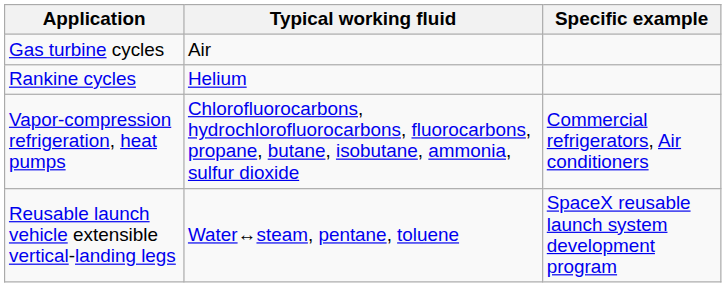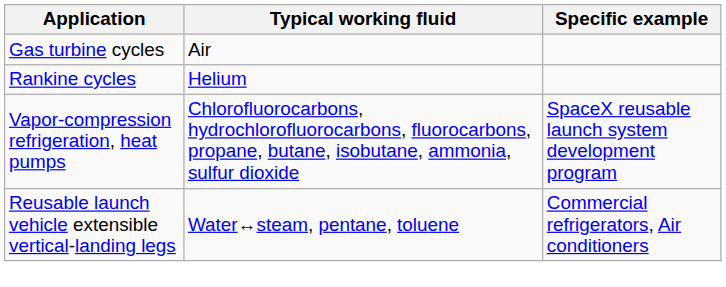(614, 141) Commercial refrigerators, Air conditioners -> (619, 141) SpaceX reusable launch system development program
(619, 234) SpaceX reusable launch system development program -> (614, 224) Commercial refrigerators, Air conditioners
